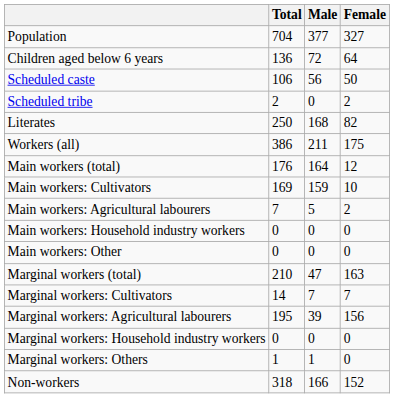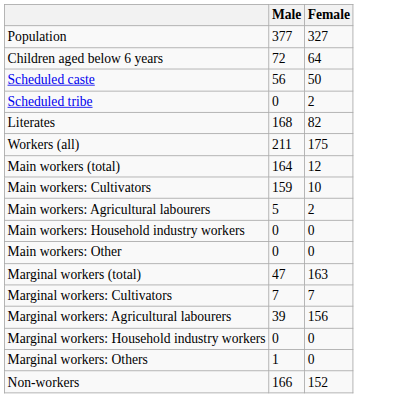- column: (287, 15)
